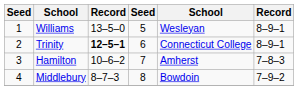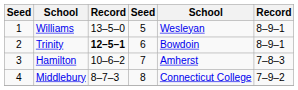(206, 45) Connecticut College -> (180, 45) Bowdoin
(180, 77) Bowdoin -> (206, 77) Connecticut College
